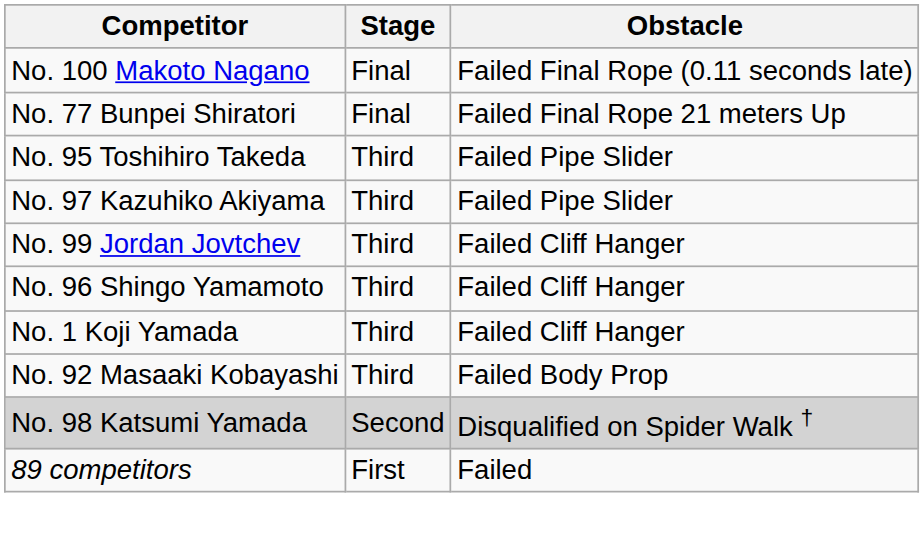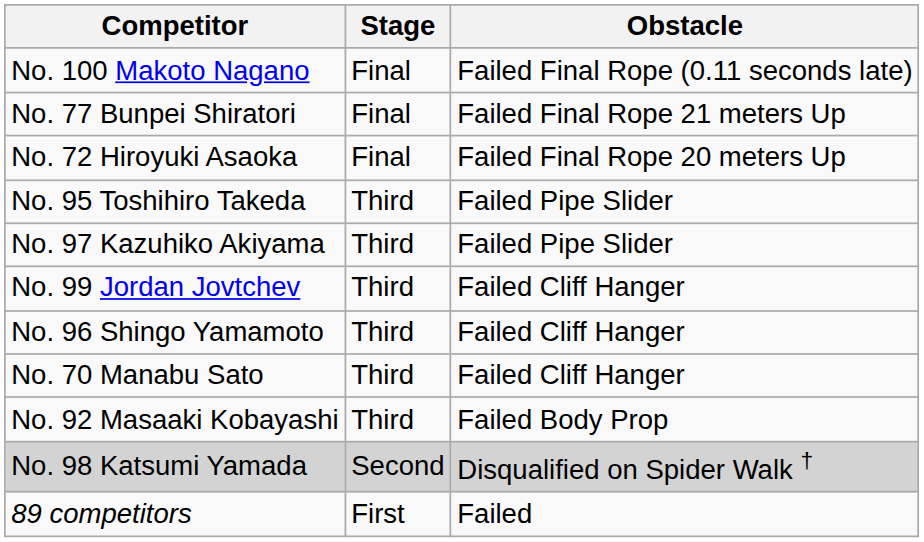+ row: (154, 157)
+ row: (137, 375)
- row: (125, 331)
